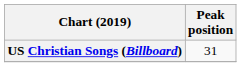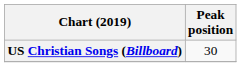(211, 51) 31 -> (211, 51) 30
